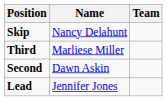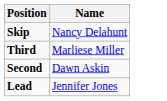- column: (146, 13)
